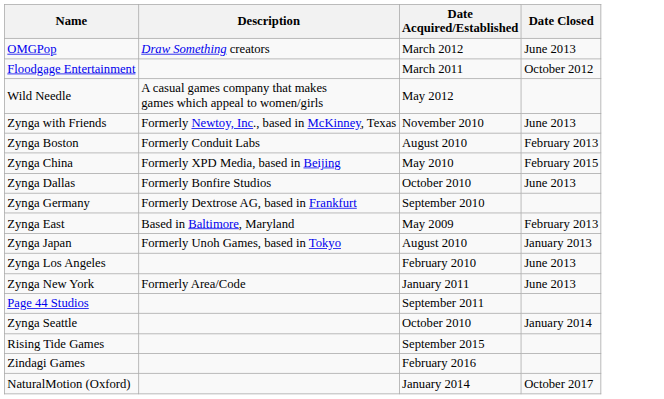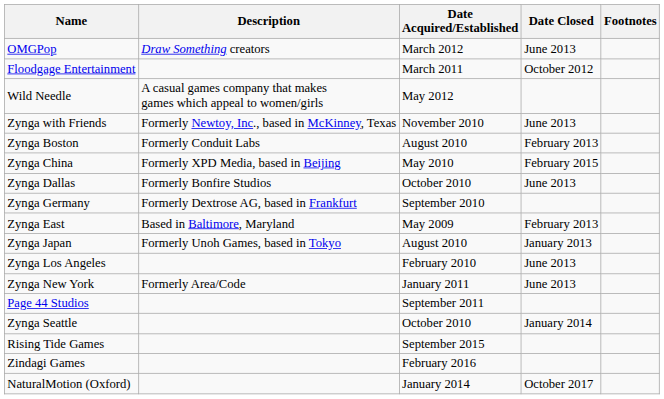+ column: (630, 21)
